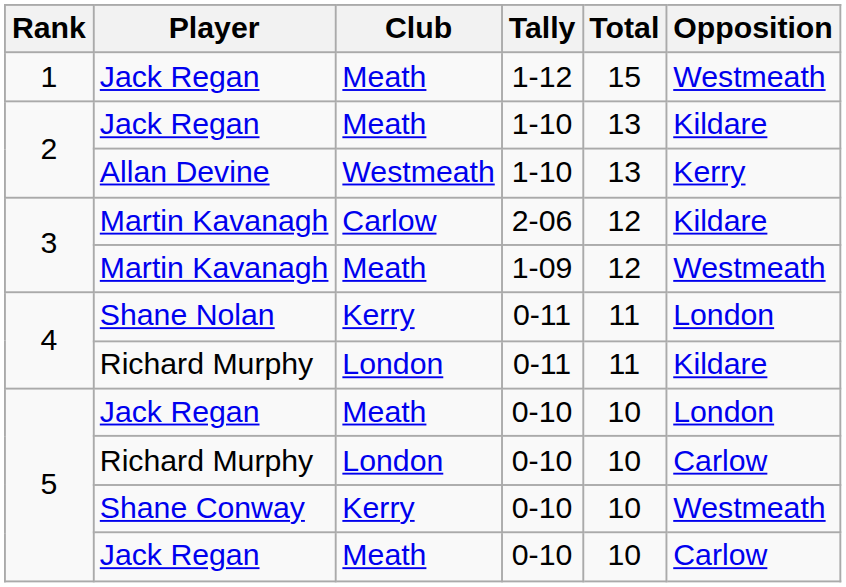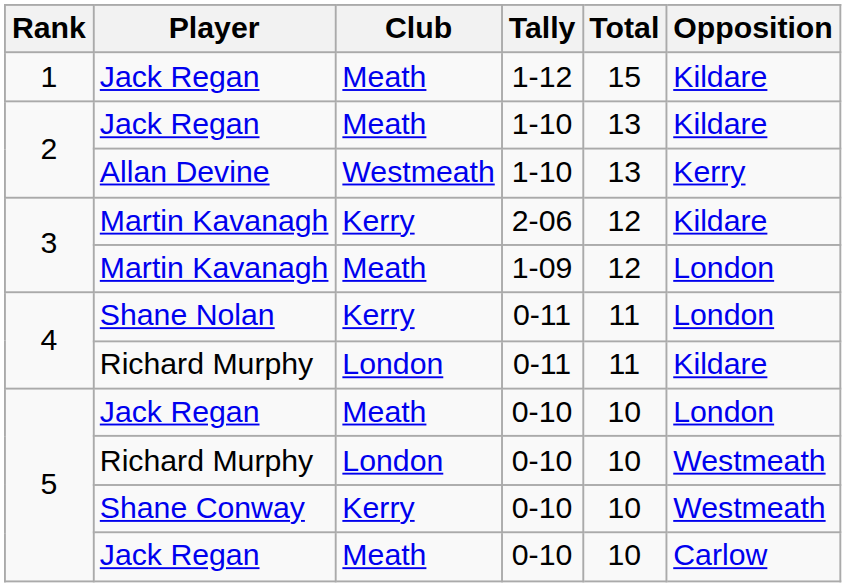(749, 76) Westmeath -> (720, 76) Kildare
(389, 220) Carlow -> (379, 220) Kerry
(749, 268) Westmeath -> (724, 268) London
(720, 460) Carlow -> (749, 460) Westmeath
